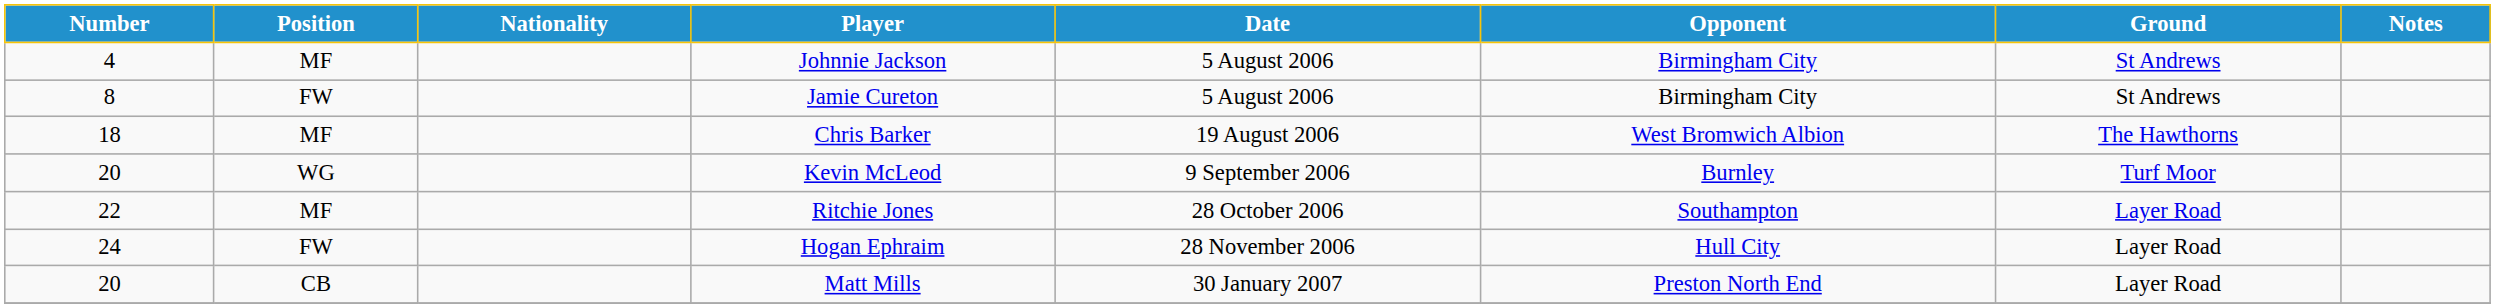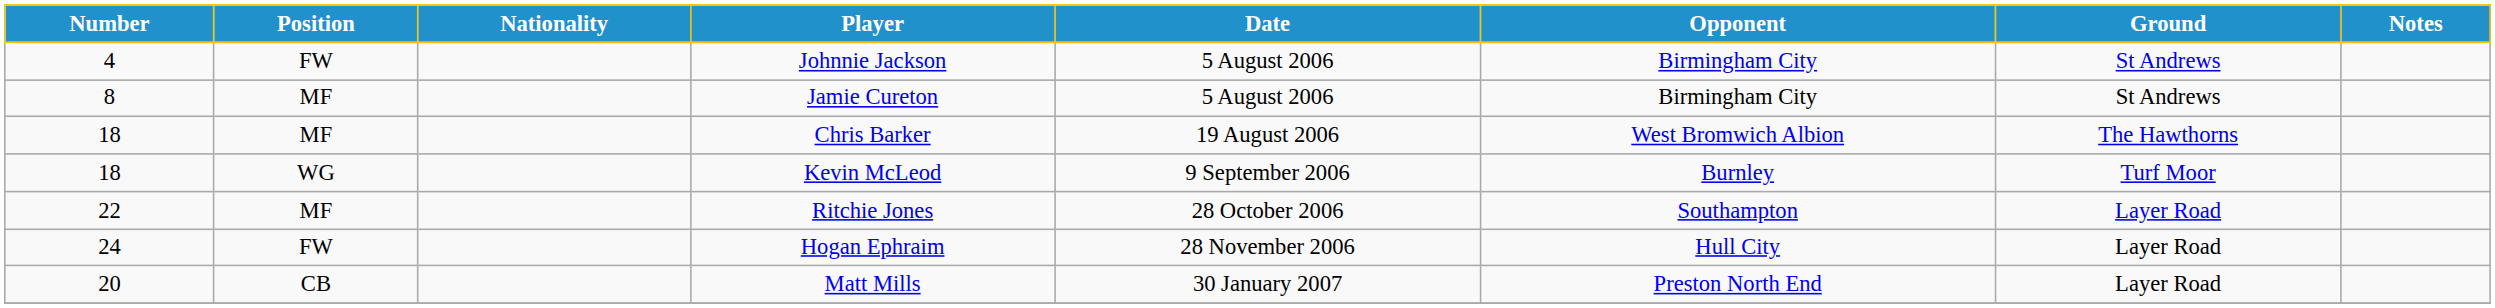(316, 60) MF -> (316, 60) FW
(316, 98) FW -> (316, 98) MF
(109, 172) 20 -> (109, 172) 18
